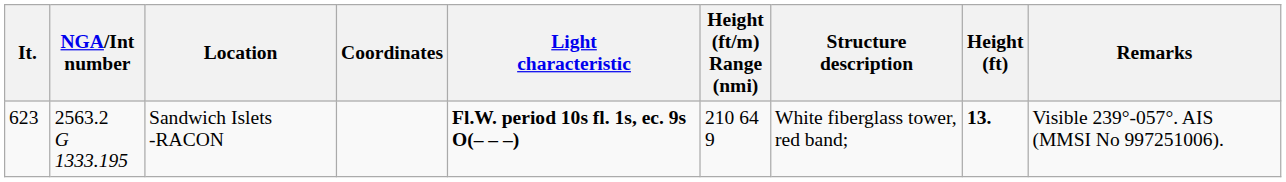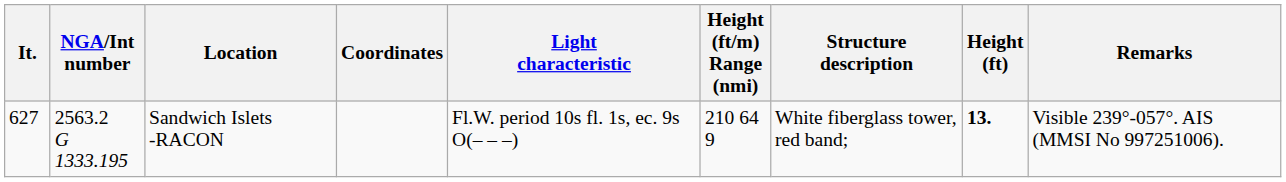(24, 116) 623 -> (24, 116) 627
(569, 127) bold -> (566, 127) normal
